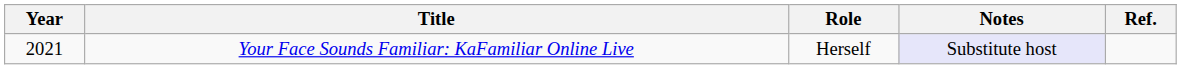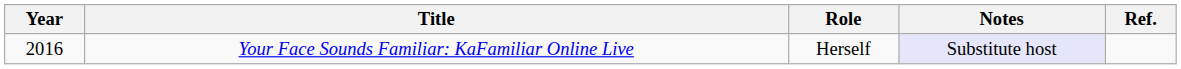(44, 48) 2021 -> (44, 48) 2016
